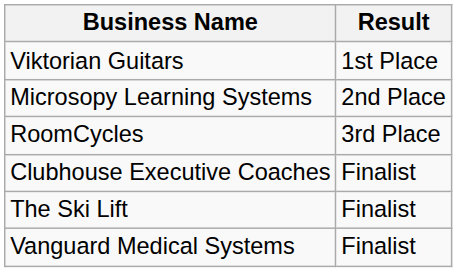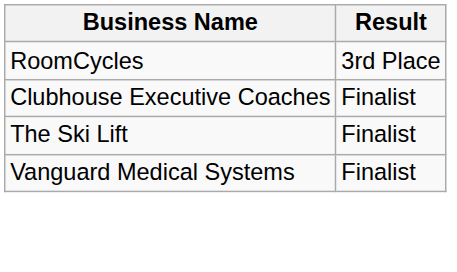- row: (97, 60)
- row: (161, 97)
